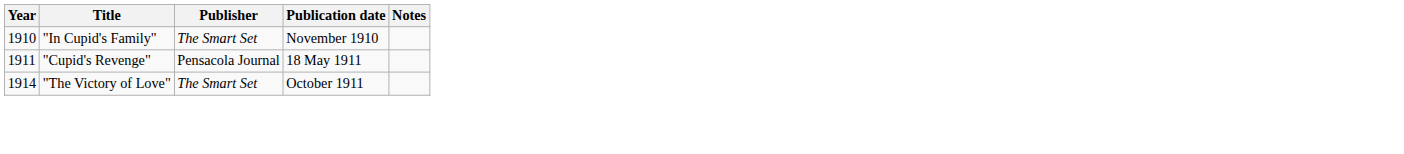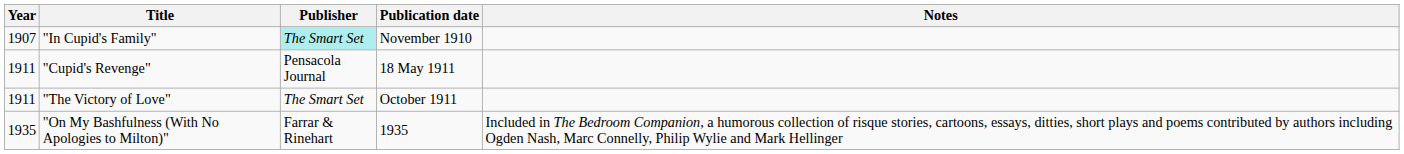(22, 38) 1910 -> (22, 38) 1907
(217, 38) no background -> (324, 38) paleturquoise background
(22, 83) 1914 -> (22, 99) 1911
+ row: (131, 130)
